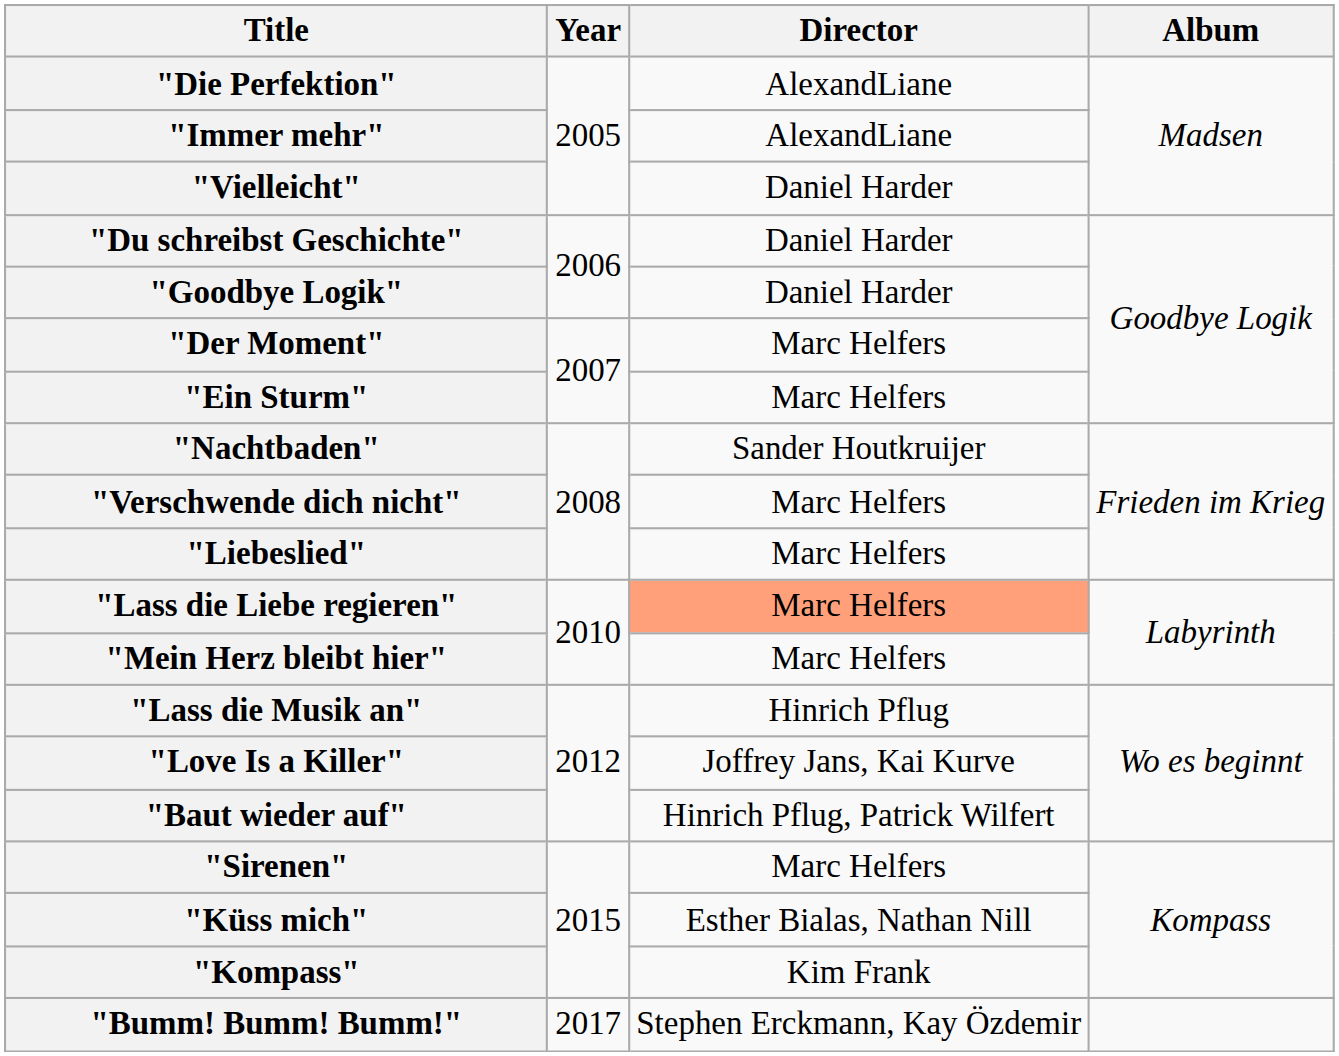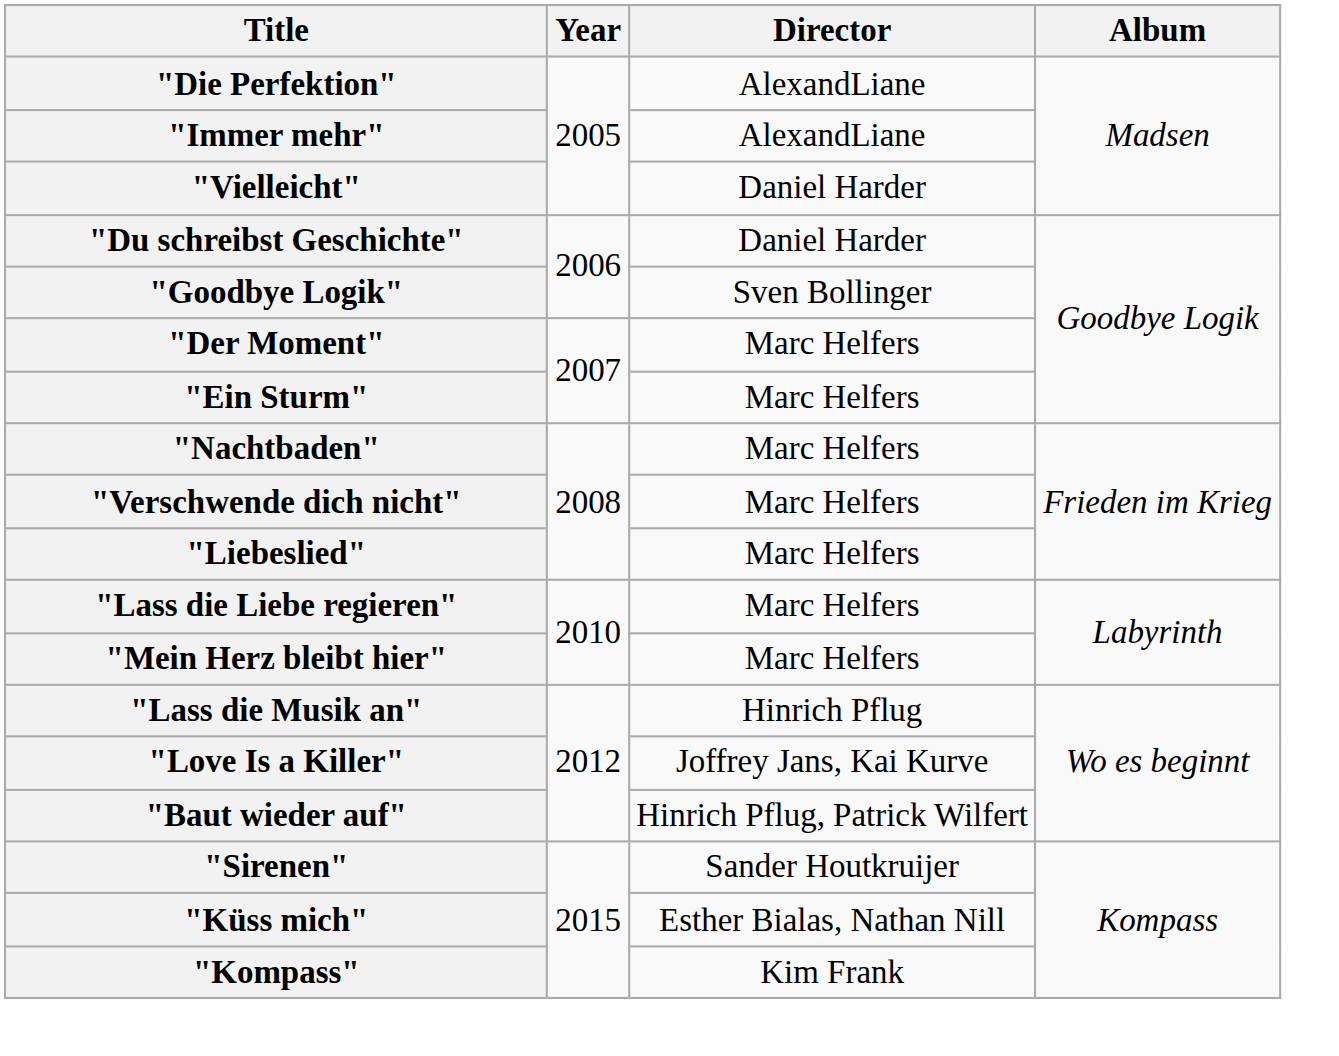(859, 291) Daniel Harder -> (832, 291) Sven Bollinger
(859, 448) Sander Houtkruijer -> (832, 448) Marc Helfers
(859, 605) lightsalmon background -> (832, 605) no background
(859, 866) Marc Helfers -> (832, 866) Sander Houtkruijer
- row: (276, 1023)
